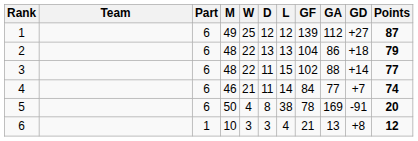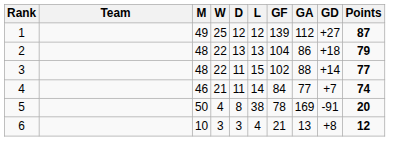- column: (206, 13)
